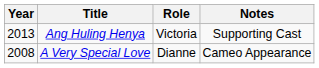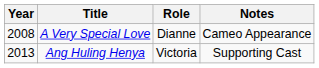rows swapped: (95, 53) <-> (95, 33)
